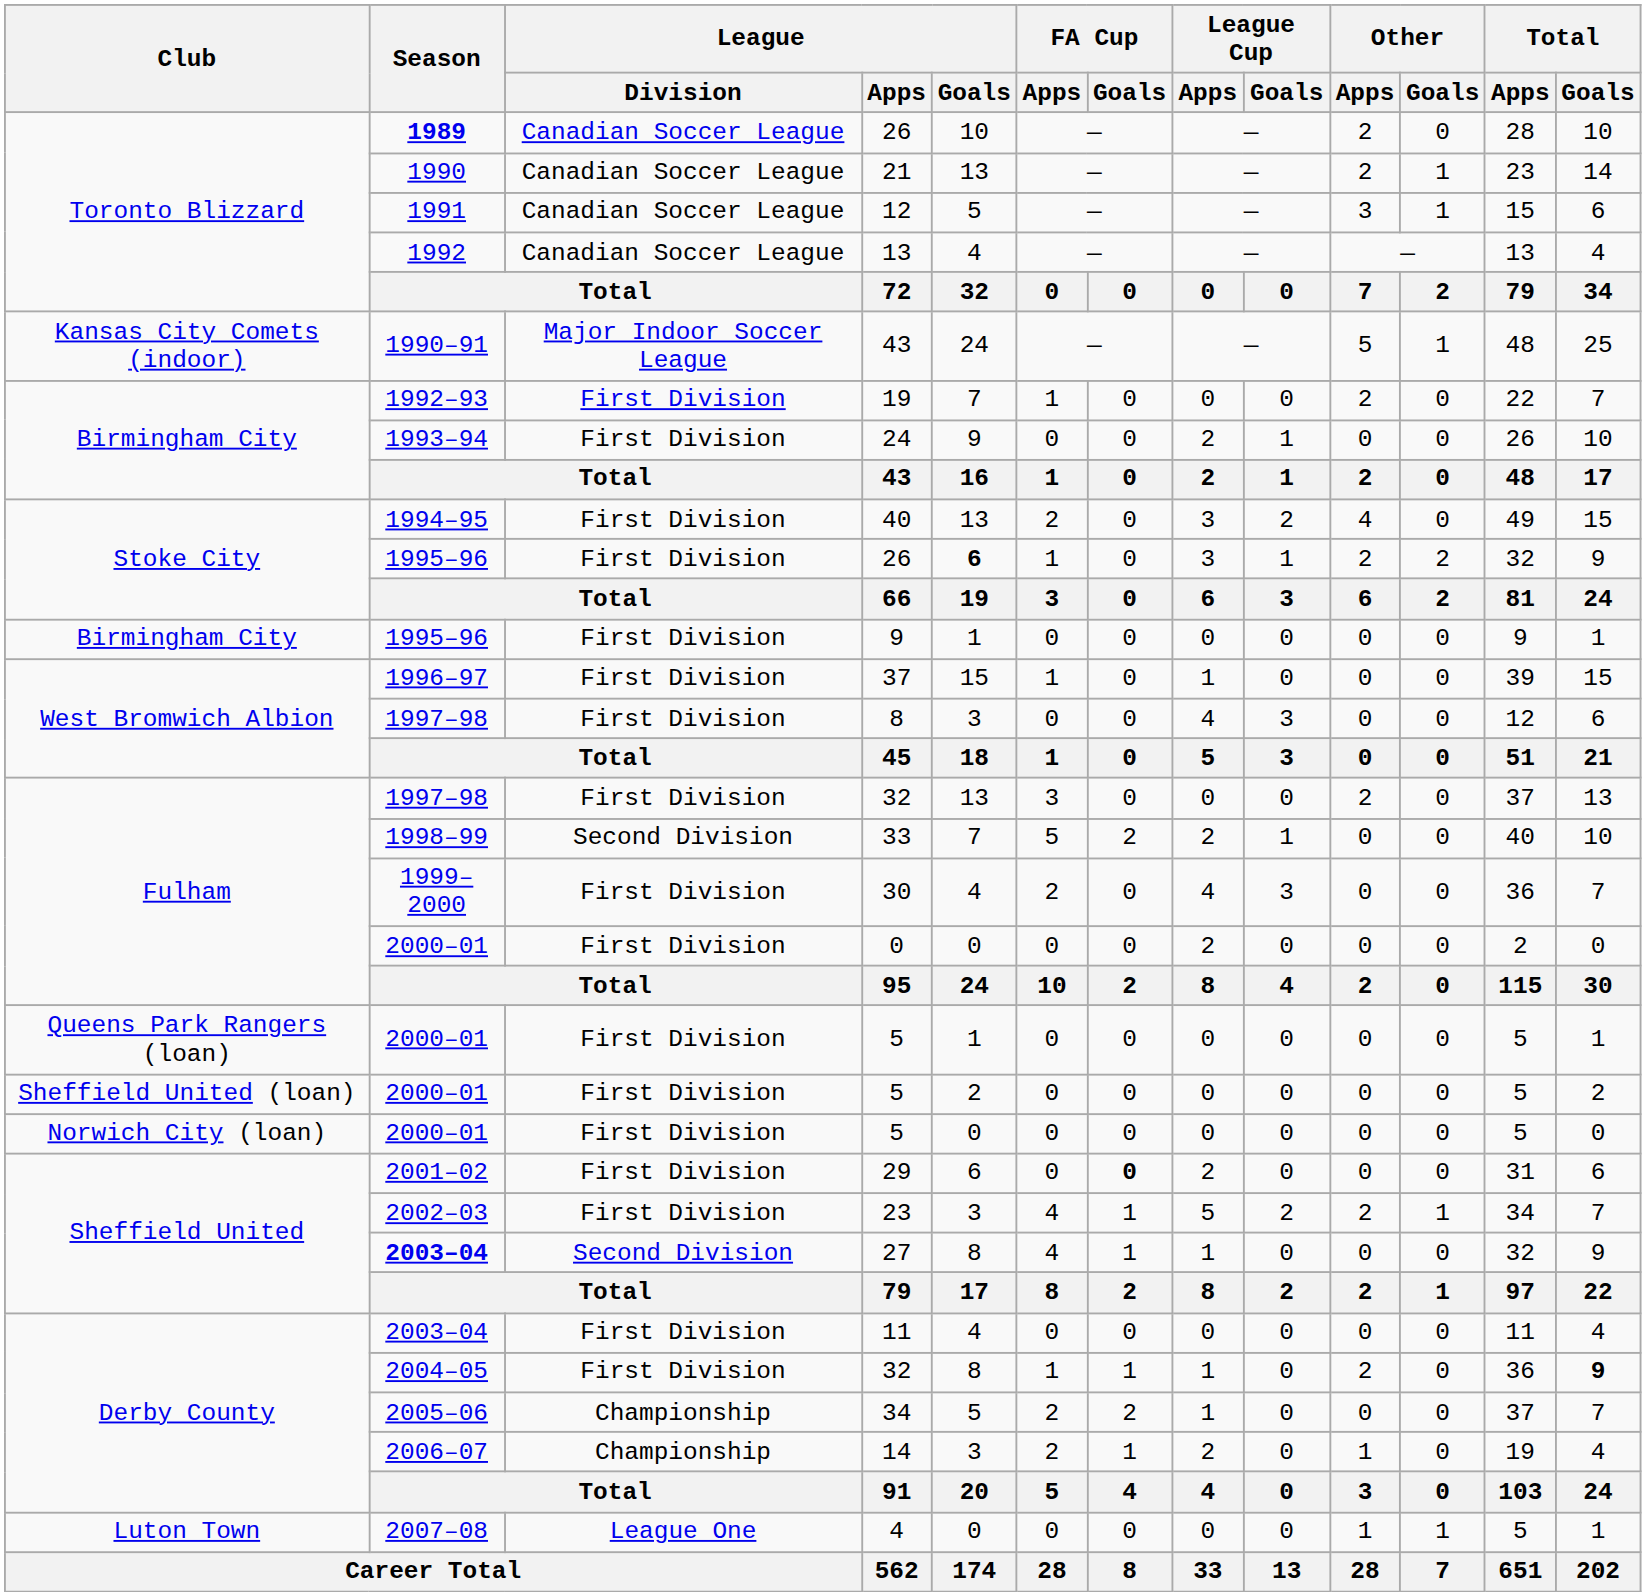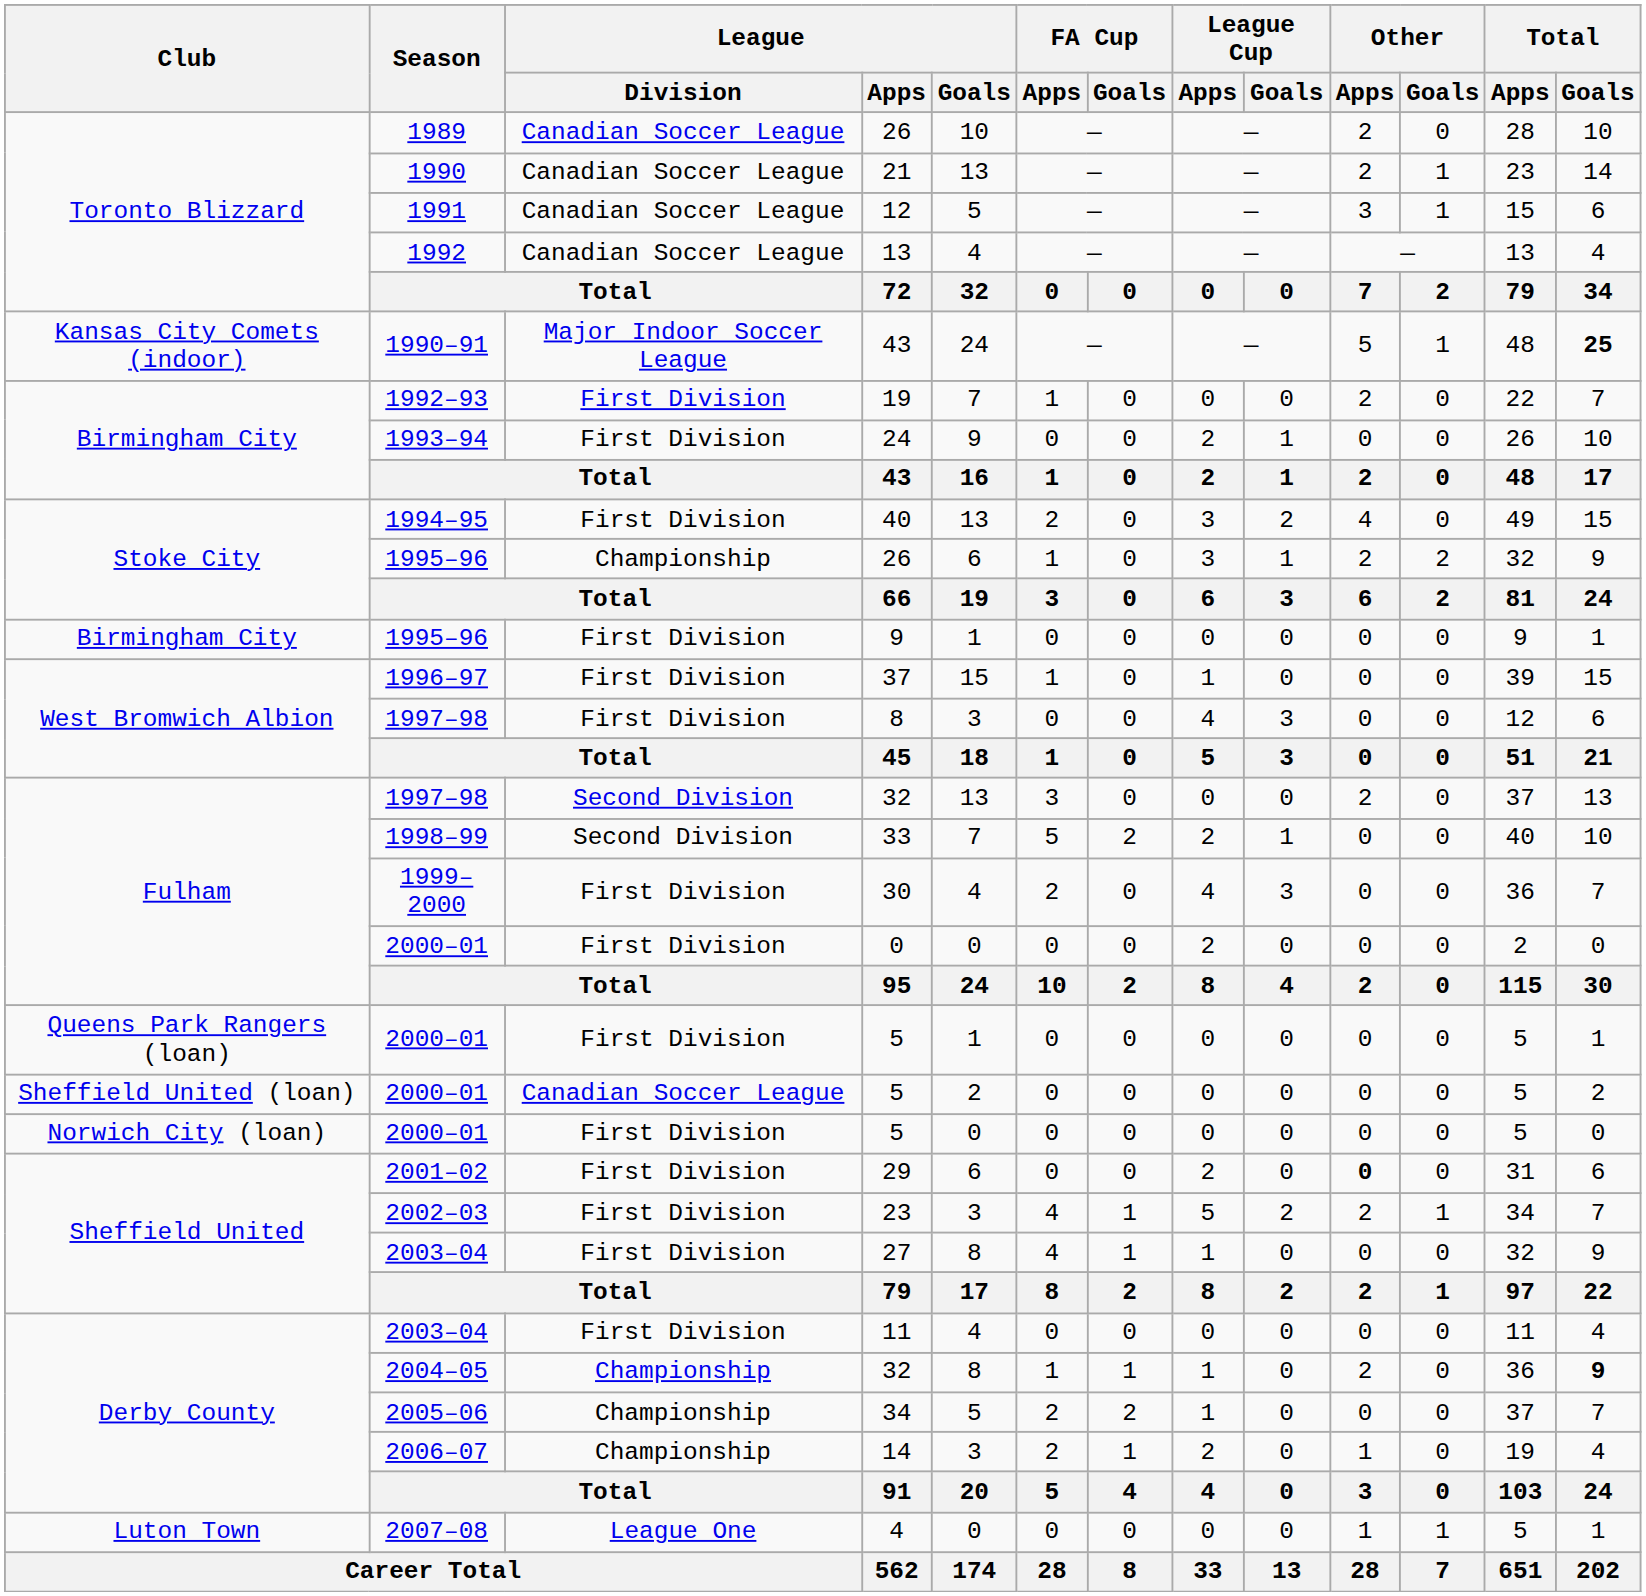(437, 133) bold -> (437, 133) normal
(1598, 346) normal -> (1598, 346) bold
(683, 559) First Division -> (683, 559) Championship
(974, 559) bold -> (974, 559) normal
(683, 798) First Division -> (683, 798) Second Division
(683, 1094) First Division -> (683, 1094) Canadian Soccer League
(1130, 1173) bold -> (1130, 1173) normal
(1365, 1173) normal -> (1365, 1173) bold
(437, 1253) bold -> (437, 1253) normal
(683, 1253) Second Division -> (683, 1253) First Division
(683, 1372) First Division -> (683, 1372) Championship
